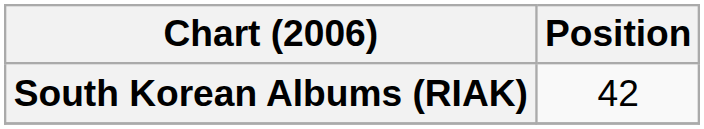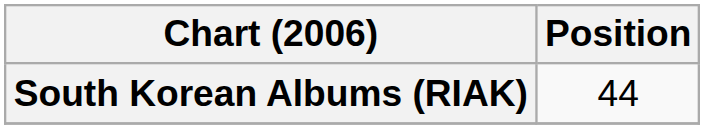(618, 92) 42 -> (618, 92) 44
